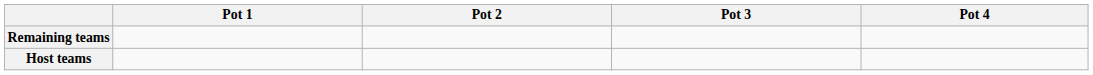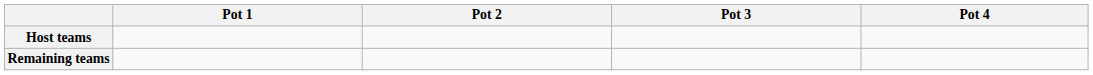rows swapped: (59, 59) <-> (59, 37)
